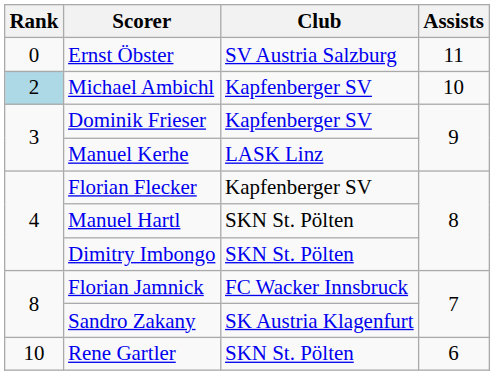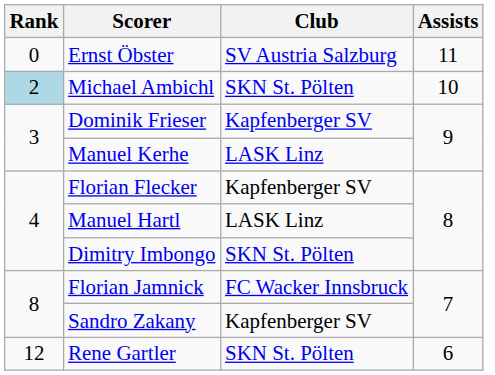(298, 87) Kapfenberger SV -> (289, 87) SKN St. Pölten
(289, 220) SKN St. Pölten -> (274, 220) LASK Linz
(319, 320) SK Austria Klagenfurt -> (298, 320) Kapfenberger SV
(34, 353) 10 -> (34, 353) 12
